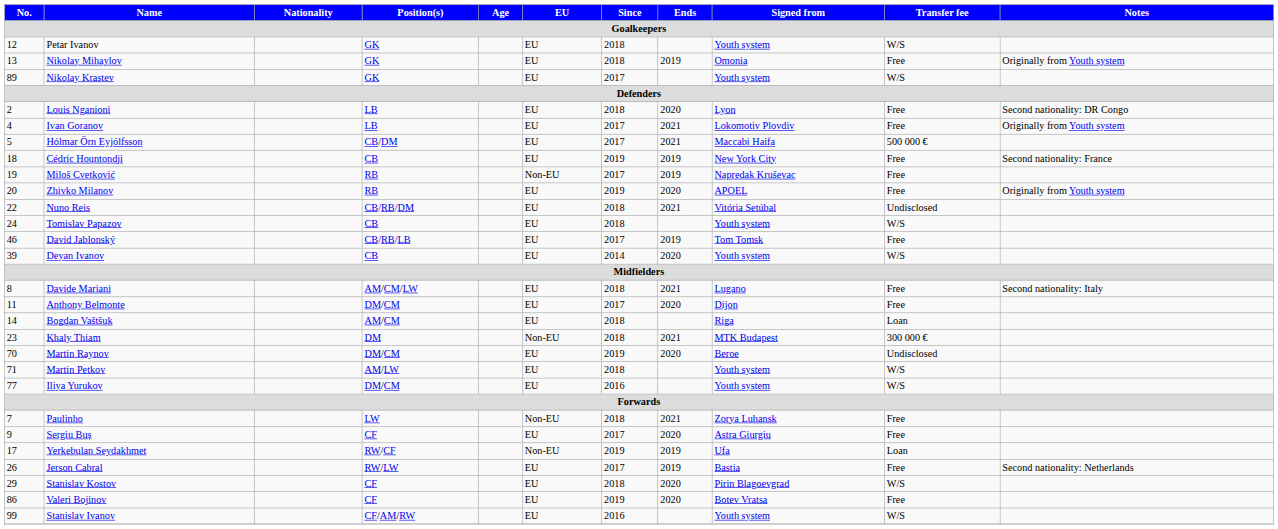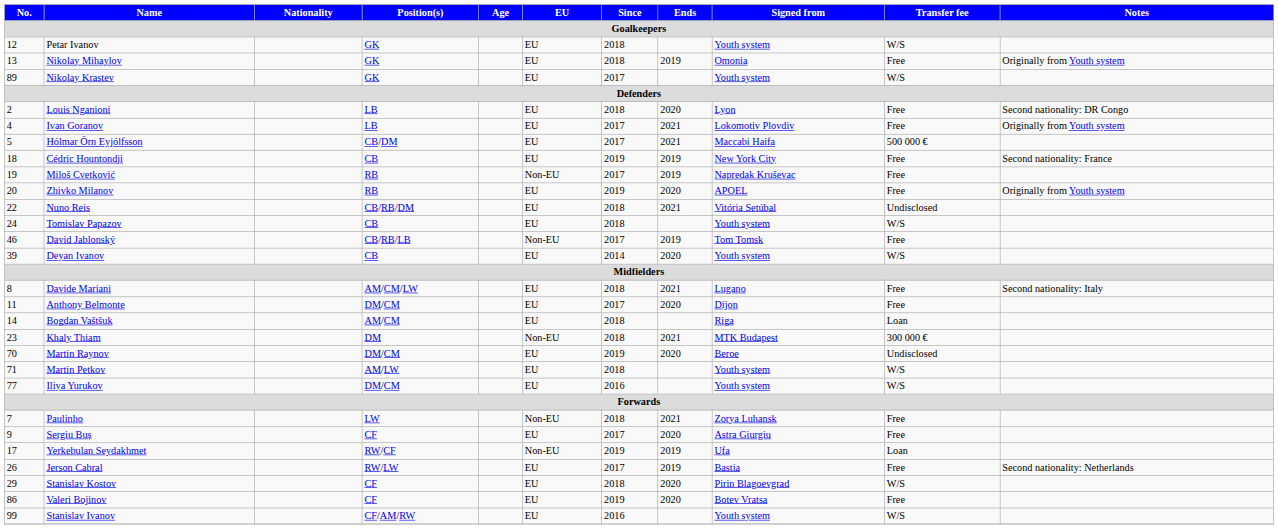(532, 239) EU -> (542, 239) Non-EU
